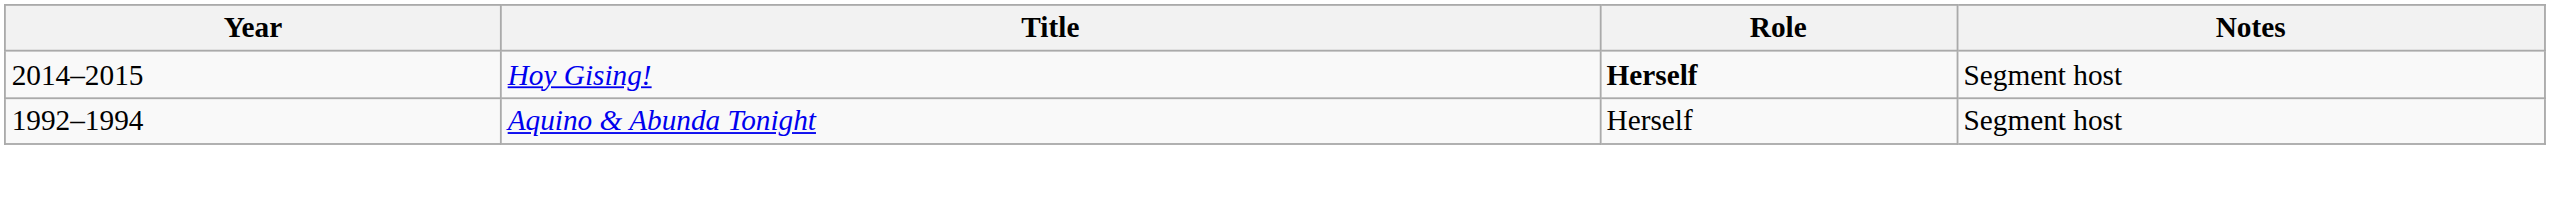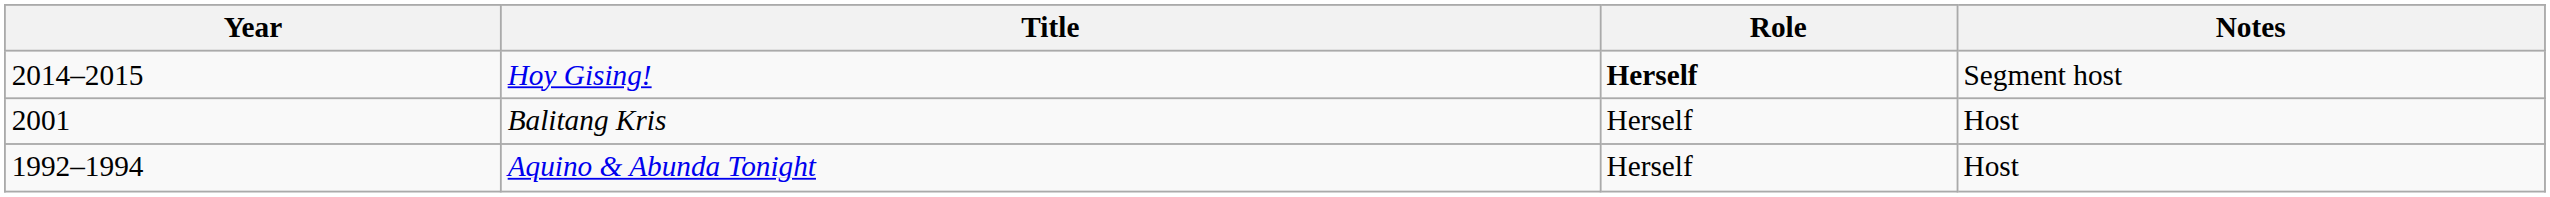+ row: (587, 120)
(2043, 120) Segment host -> (1991, 167) Host
